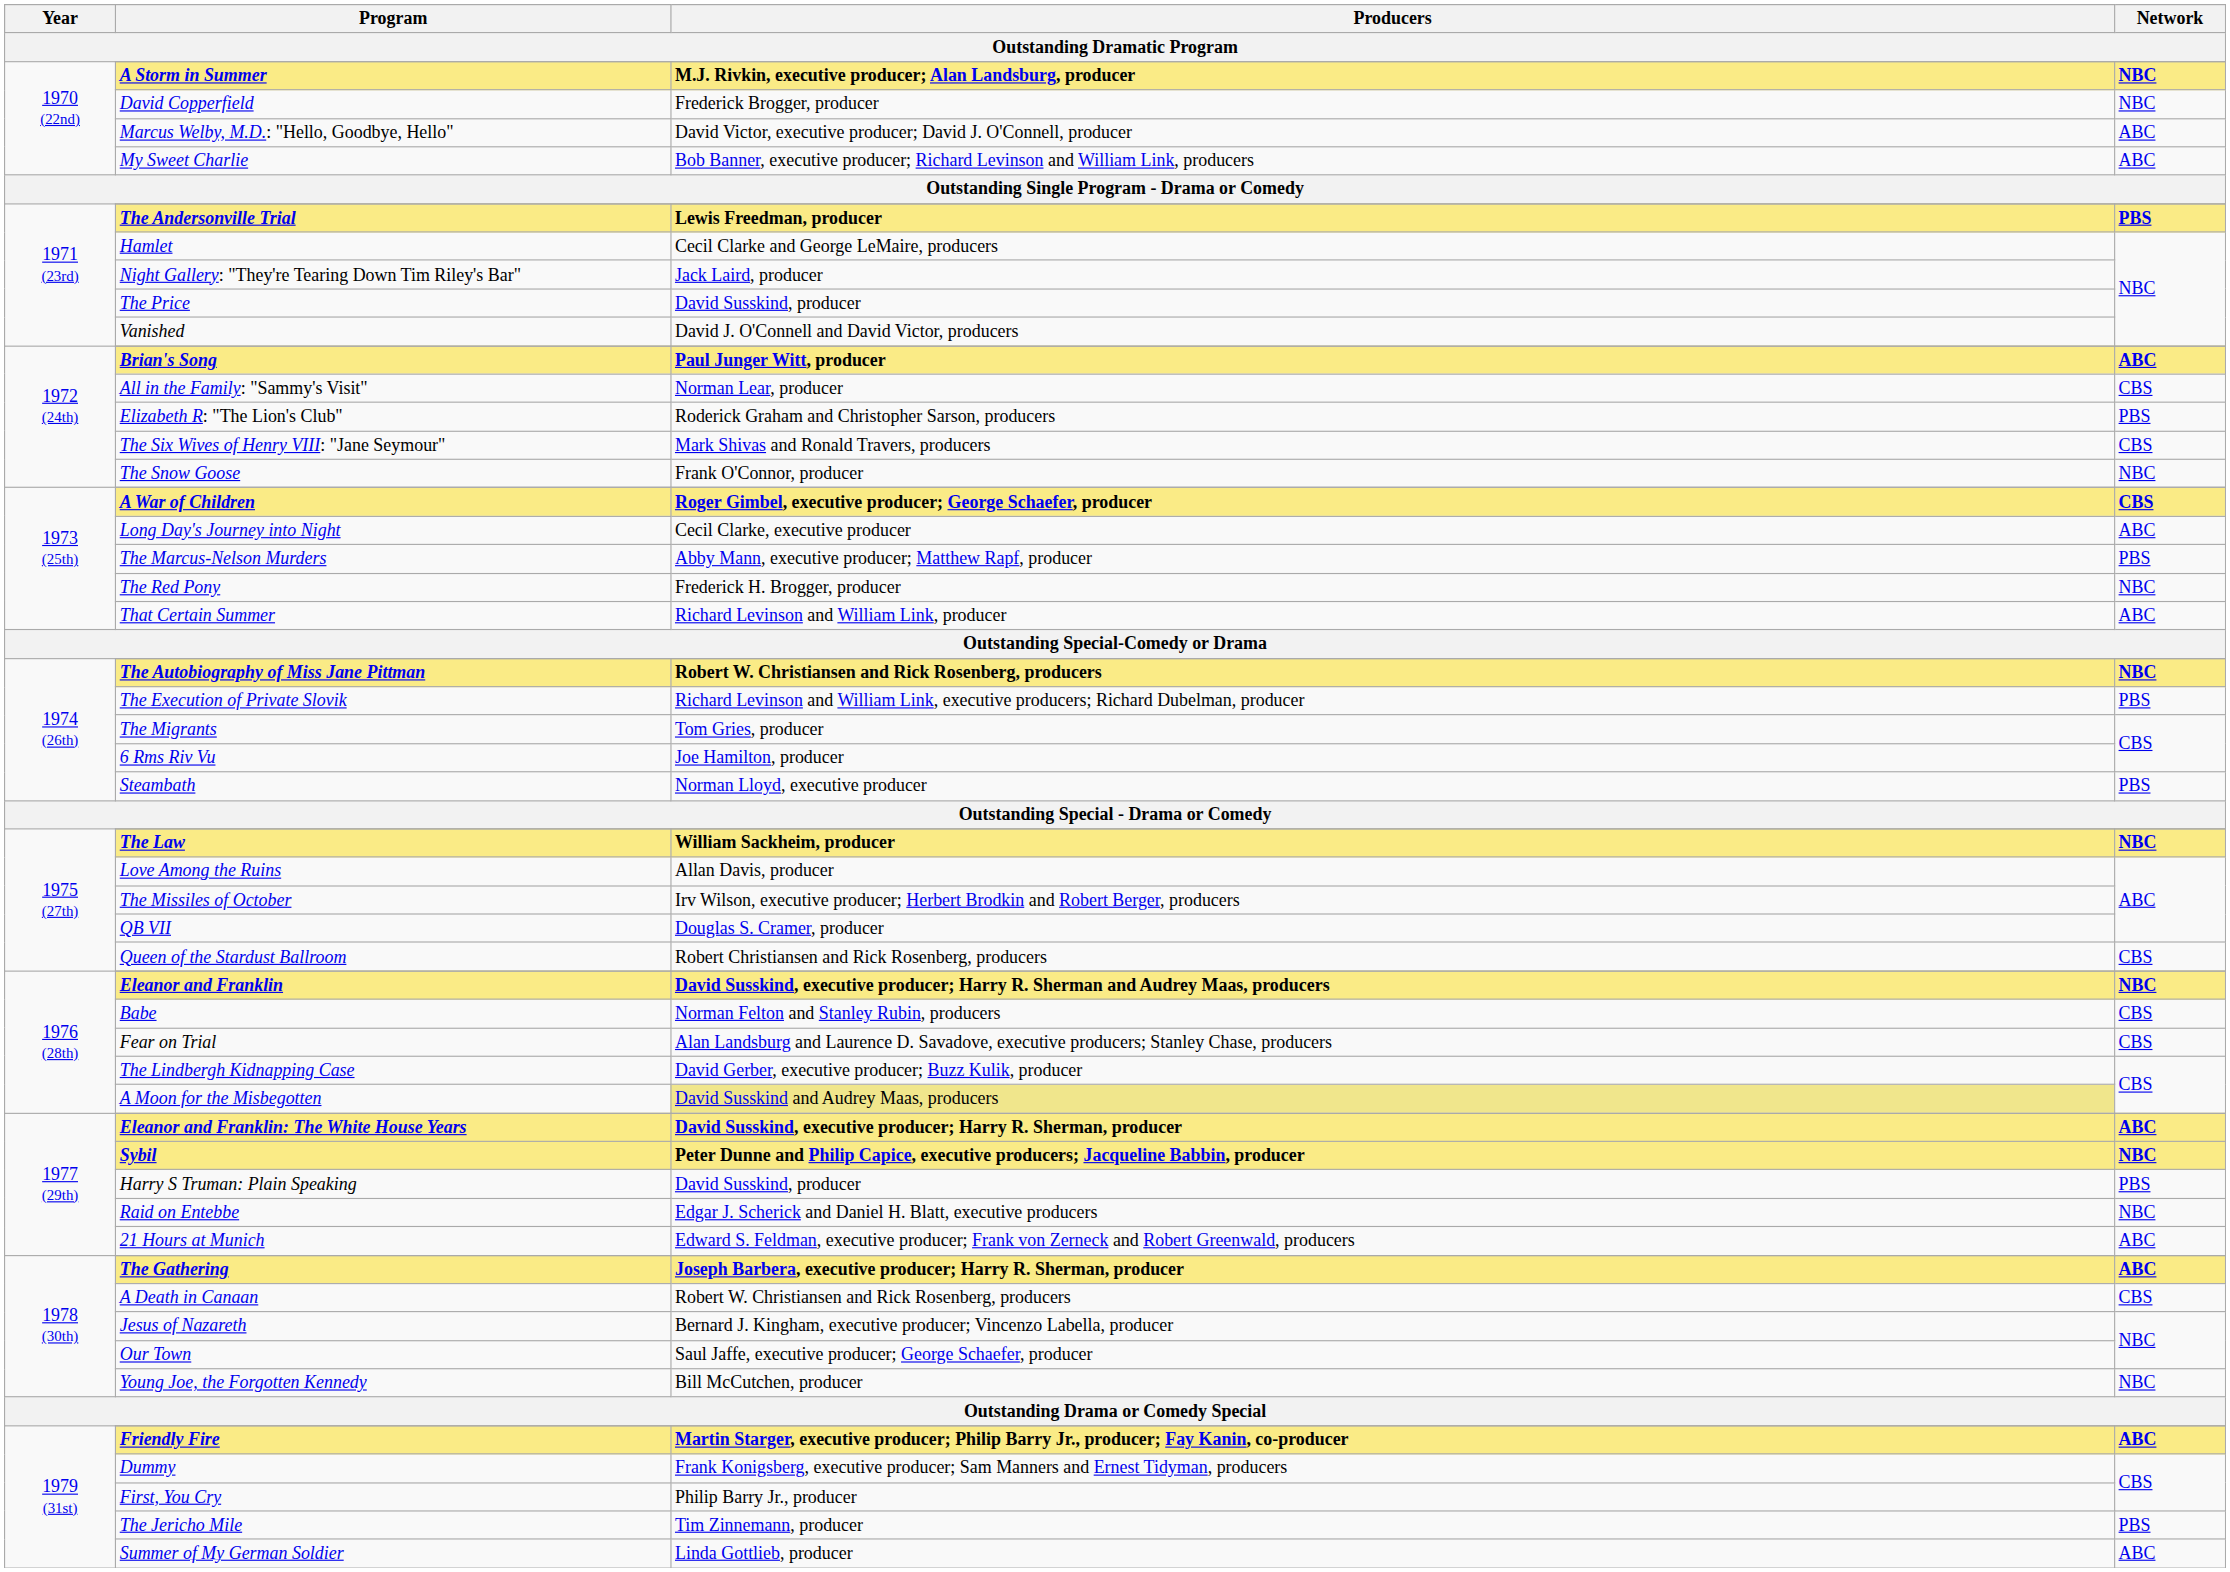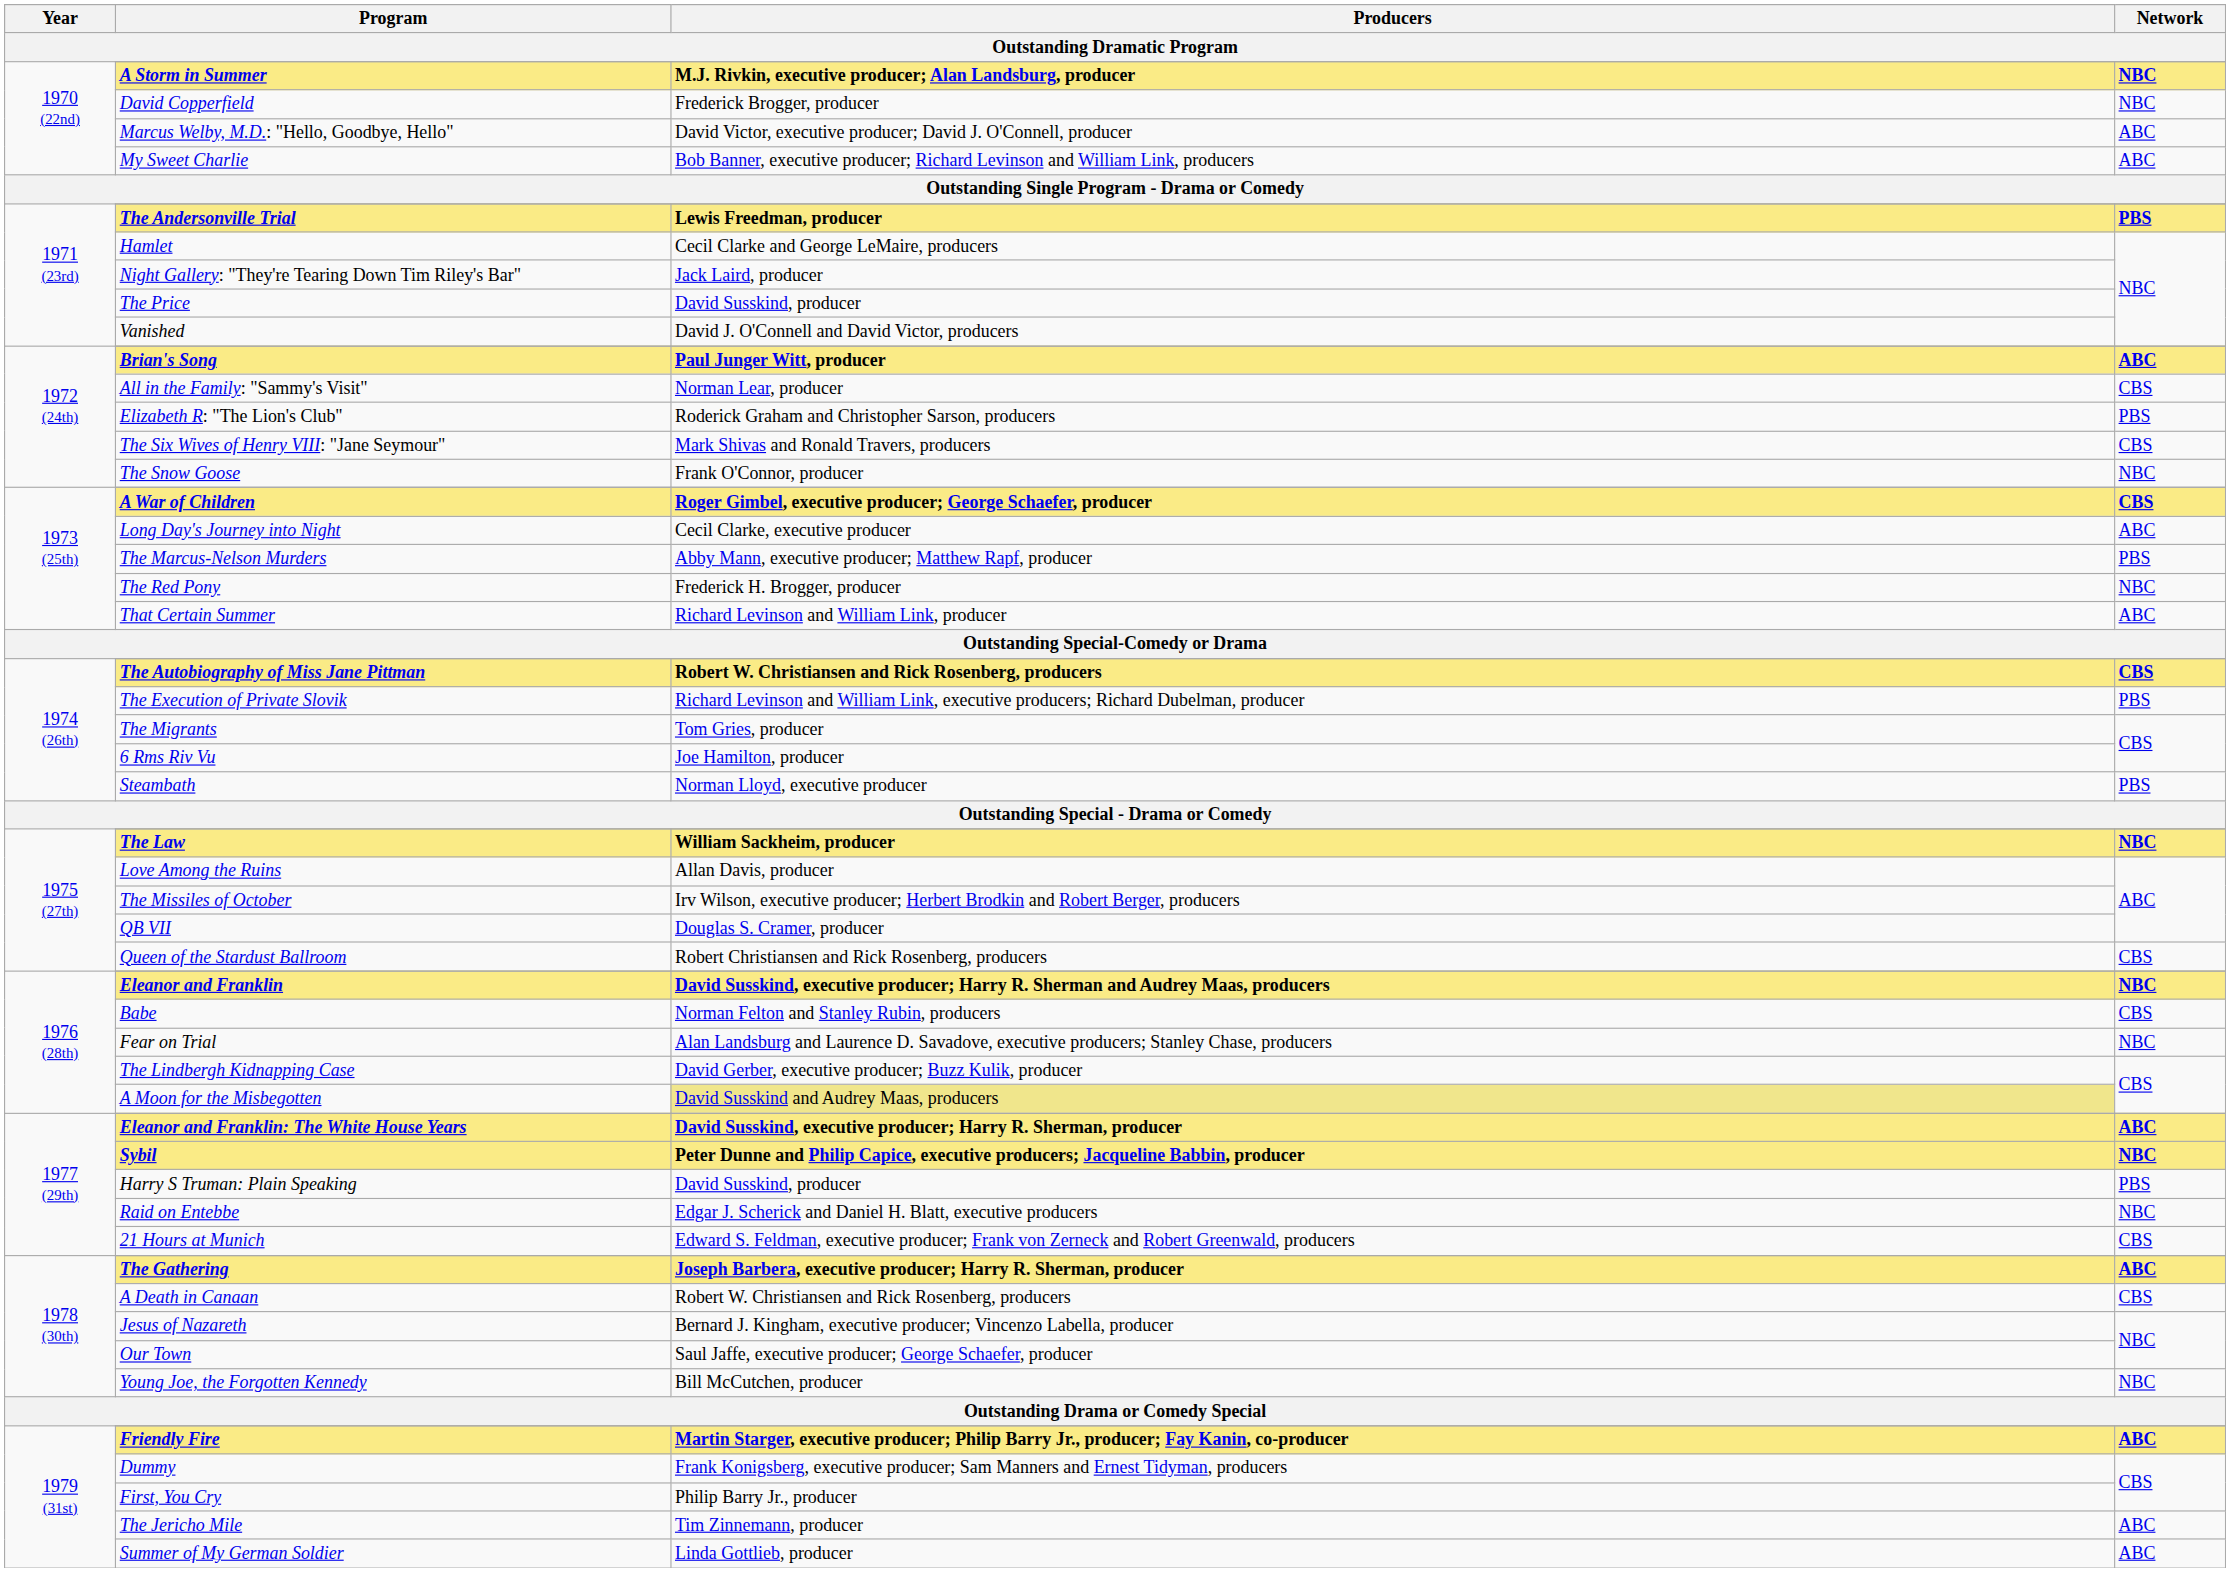(2138, 672) NBC -> (2136, 672) CBS
(2136, 1041) CBS -> (2137, 1041) NBC
(2137, 1240) ABC -> (2136, 1240) CBS
(2135, 1524) PBS -> (2137, 1524) ABC
